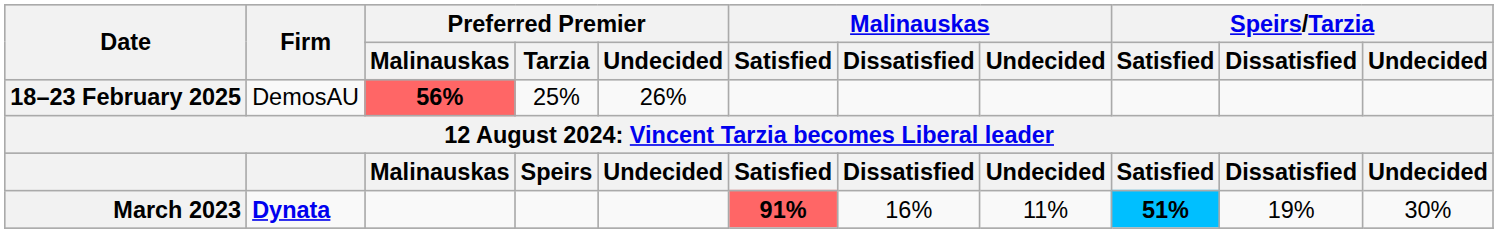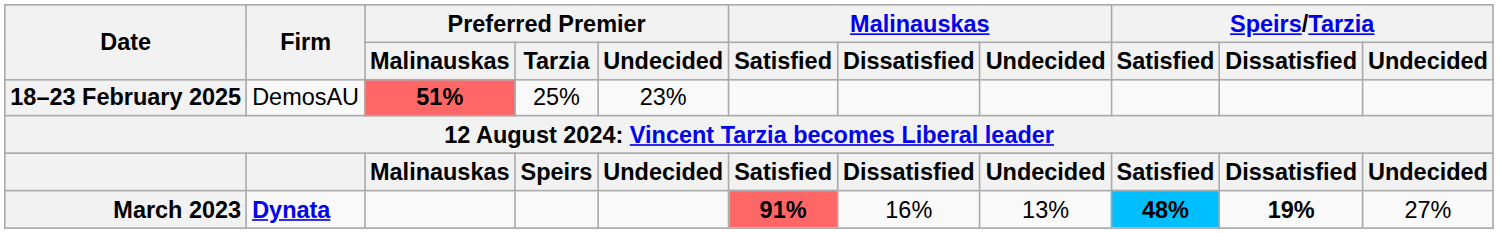(440, 98) 56% -> (440, 98) 51%
(663, 98) 26% -> (663, 98) 23%
(1046, 209) 11% -> (1046, 209) 13%
(1165, 209) 51% -> (1165, 209) 48%
(1291, 209) normal -> (1291, 209) bold
(1428, 209) 30% -> (1428, 209) 27%
